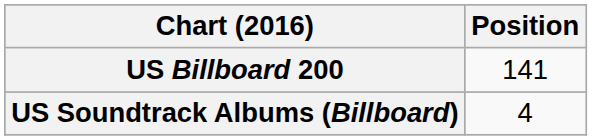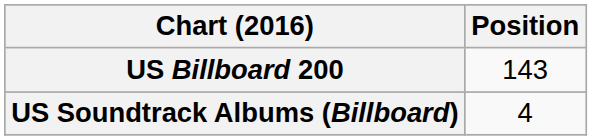(525, 69) 141 -> (525, 69) 143
